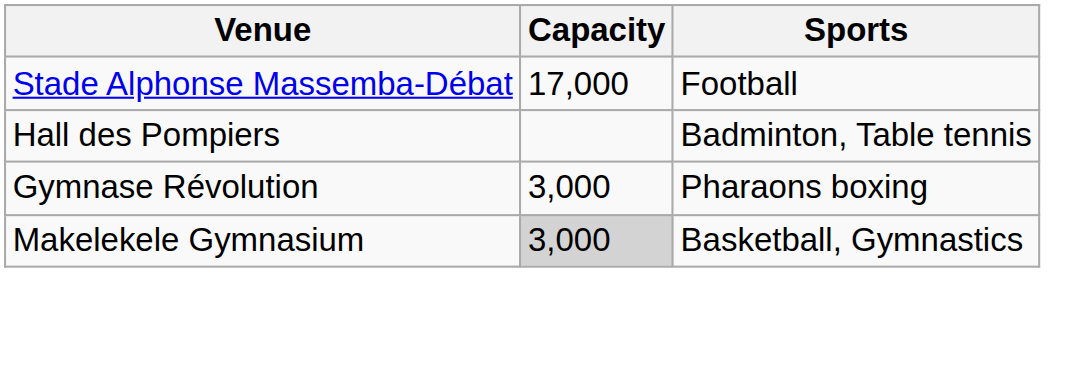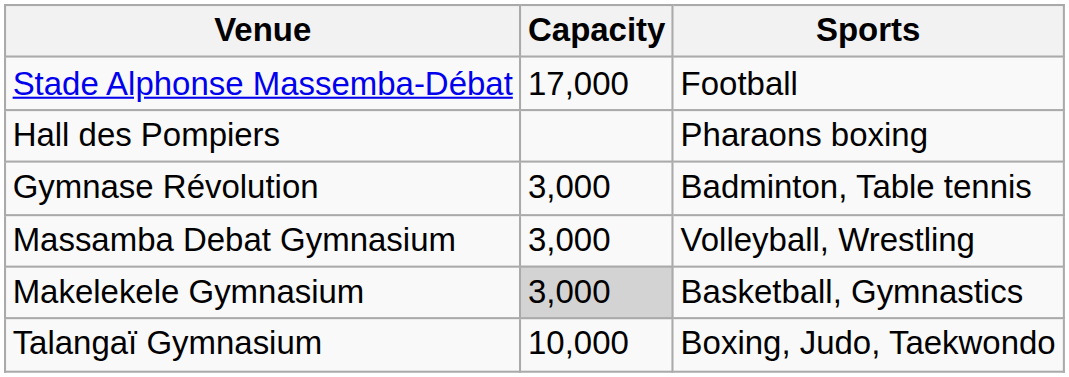(856, 135) Badminton, Table tennis -> (804, 135) Pharaons boxing
(804, 187) Pharaons boxing -> (856, 187) Badminton, Table tennis
+ row: (234, 239)
+ row: (167, 344)
